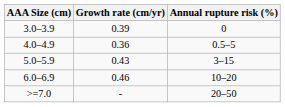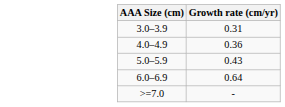- column: (224, 12)
(120, 29) 0.39 -> (233, 29) 0.31
(120, 77) 0.46 -> (233, 77) 0.64
